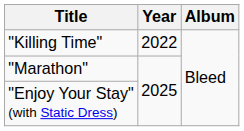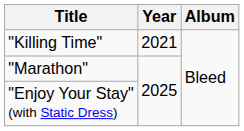(159, 42) 2022 -> (159, 42) 2021
